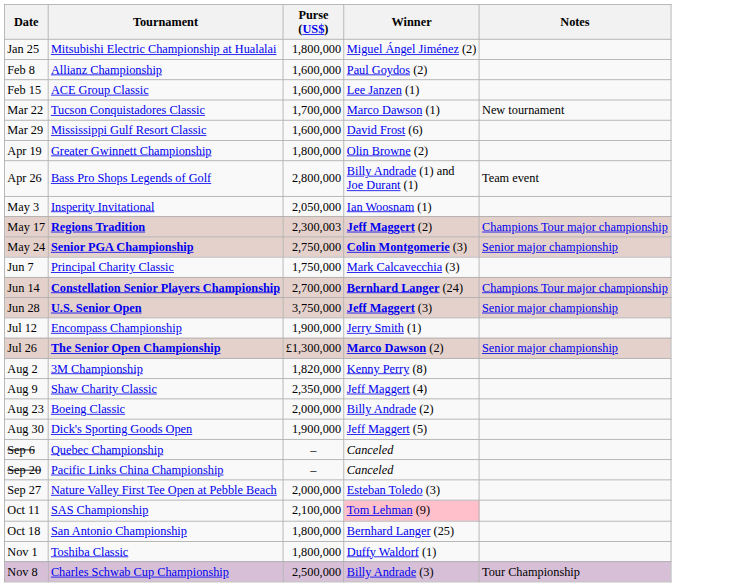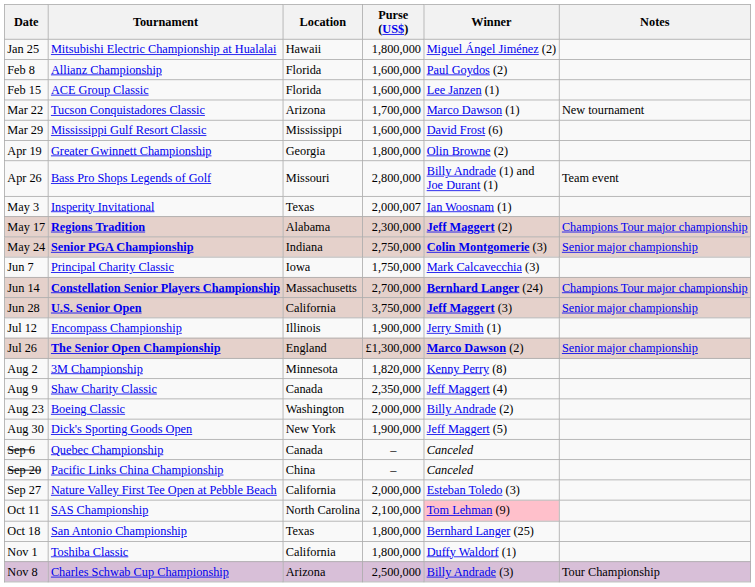+ column: (323, 22)
(316, 206) 2,050,000 -> (396, 206) 2,000,007
(316, 226) 2,300,003 -> (396, 226) 2,300,000
